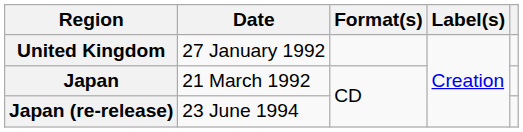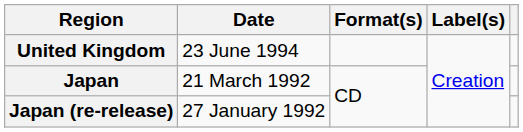(254, 50) 27 January 1992 -> (240, 50) 23 June 1994
(240, 111) 23 June 1994 -> (254, 111) 27 January 1992
